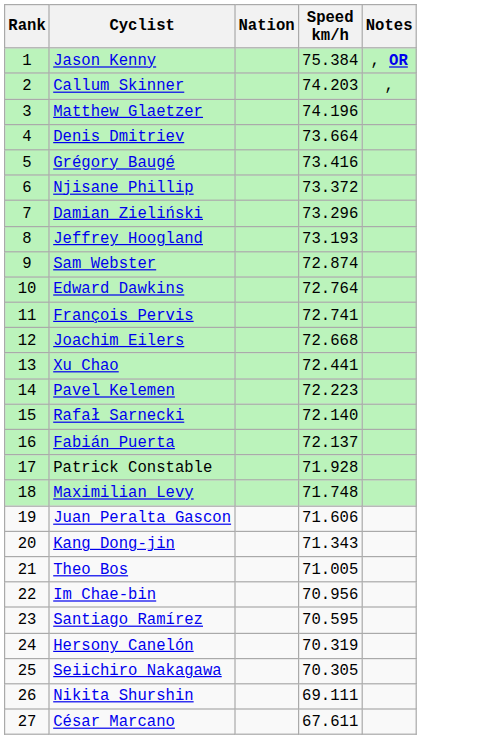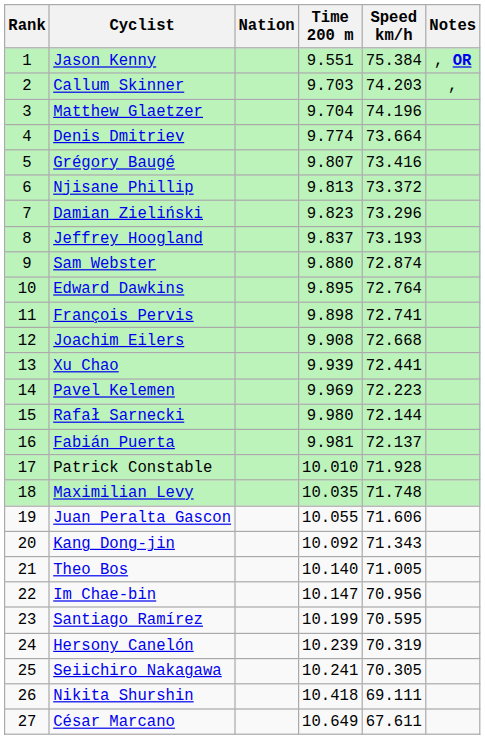+ column: (330, 26)
(330, 417) 72.140 -> (394, 417) 72.144
